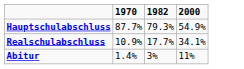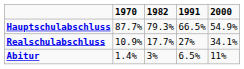+ column: (189, 12)
